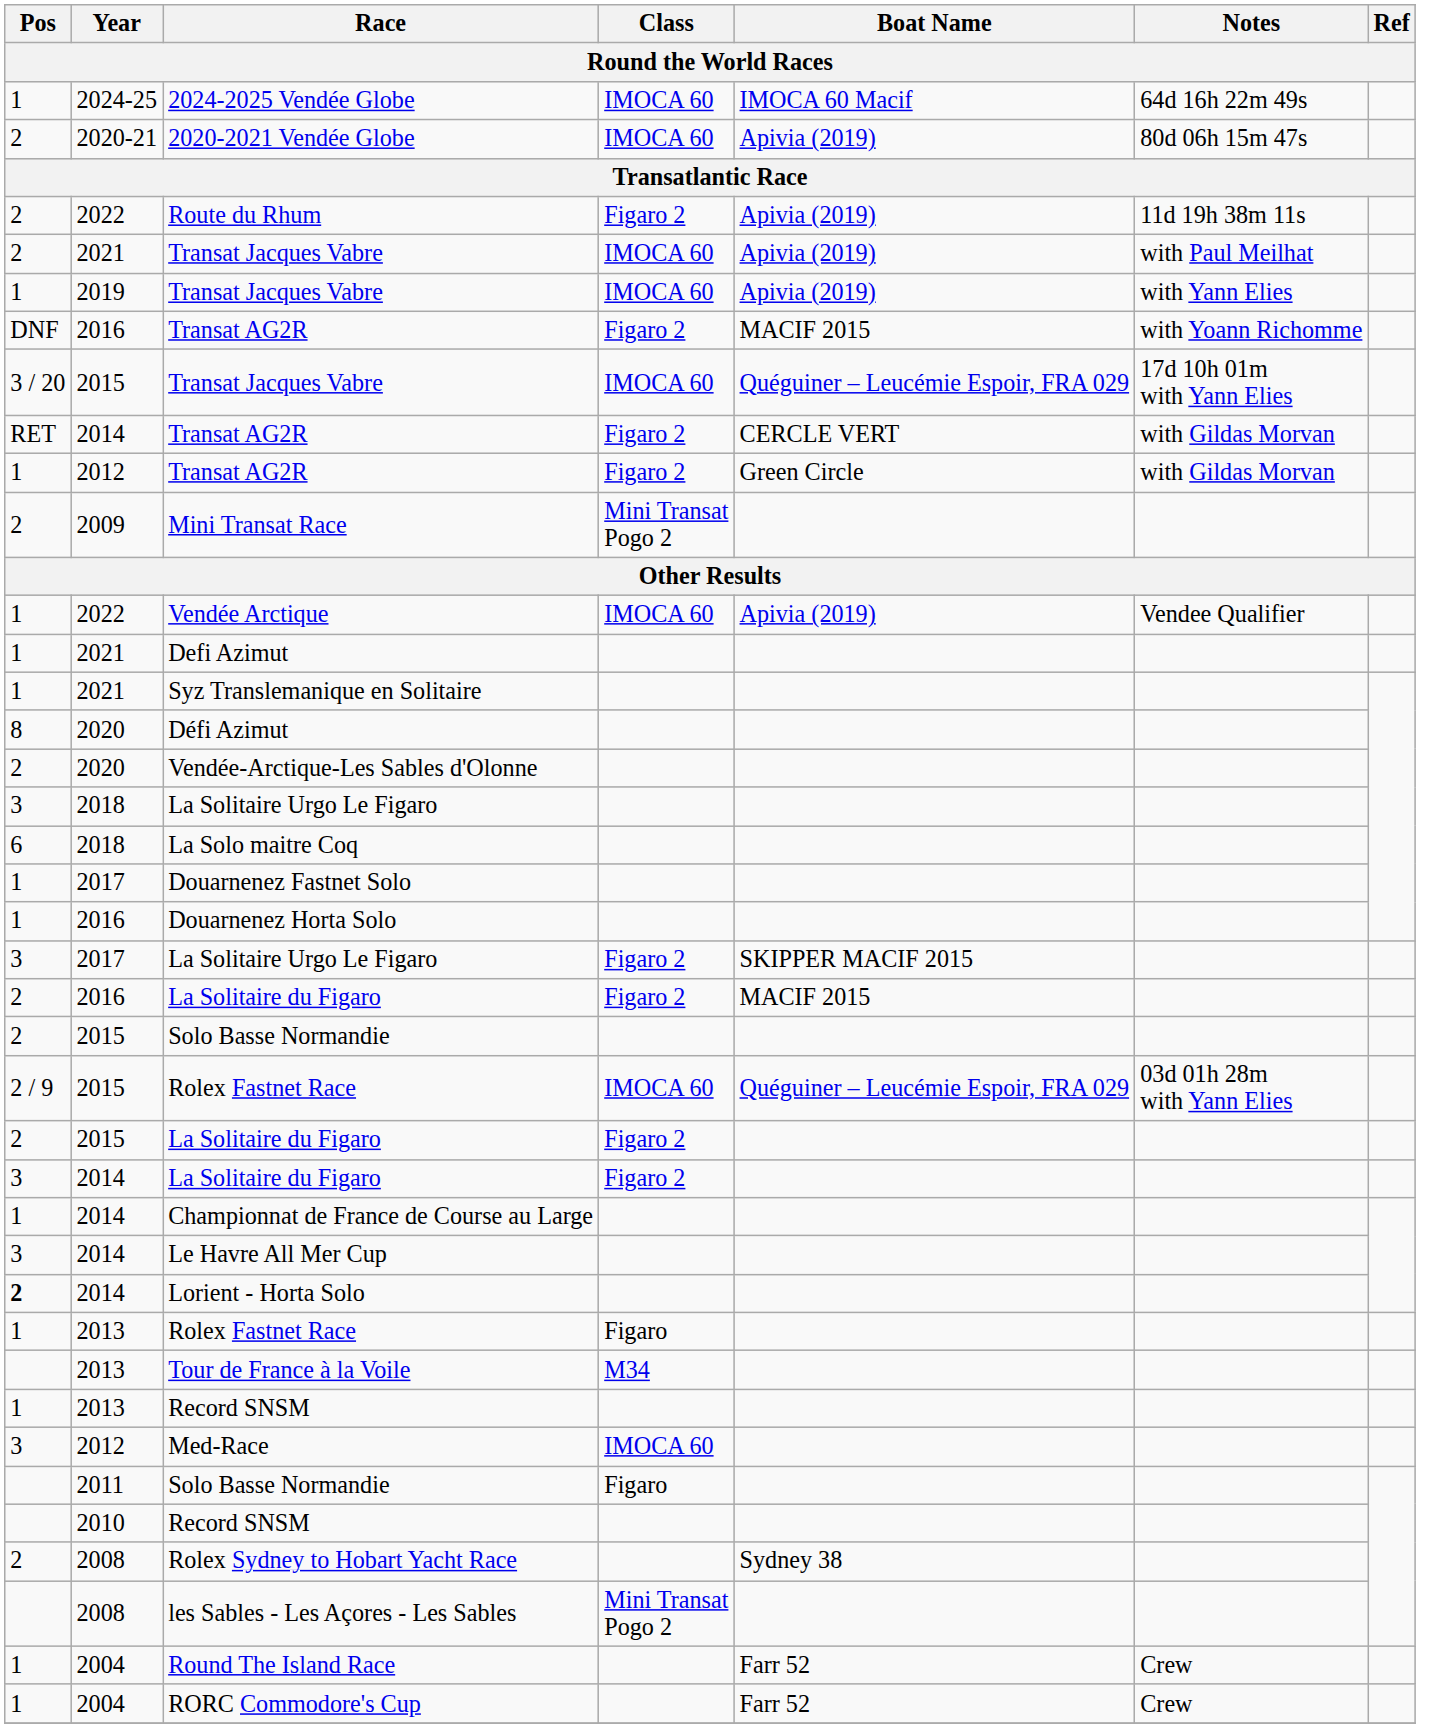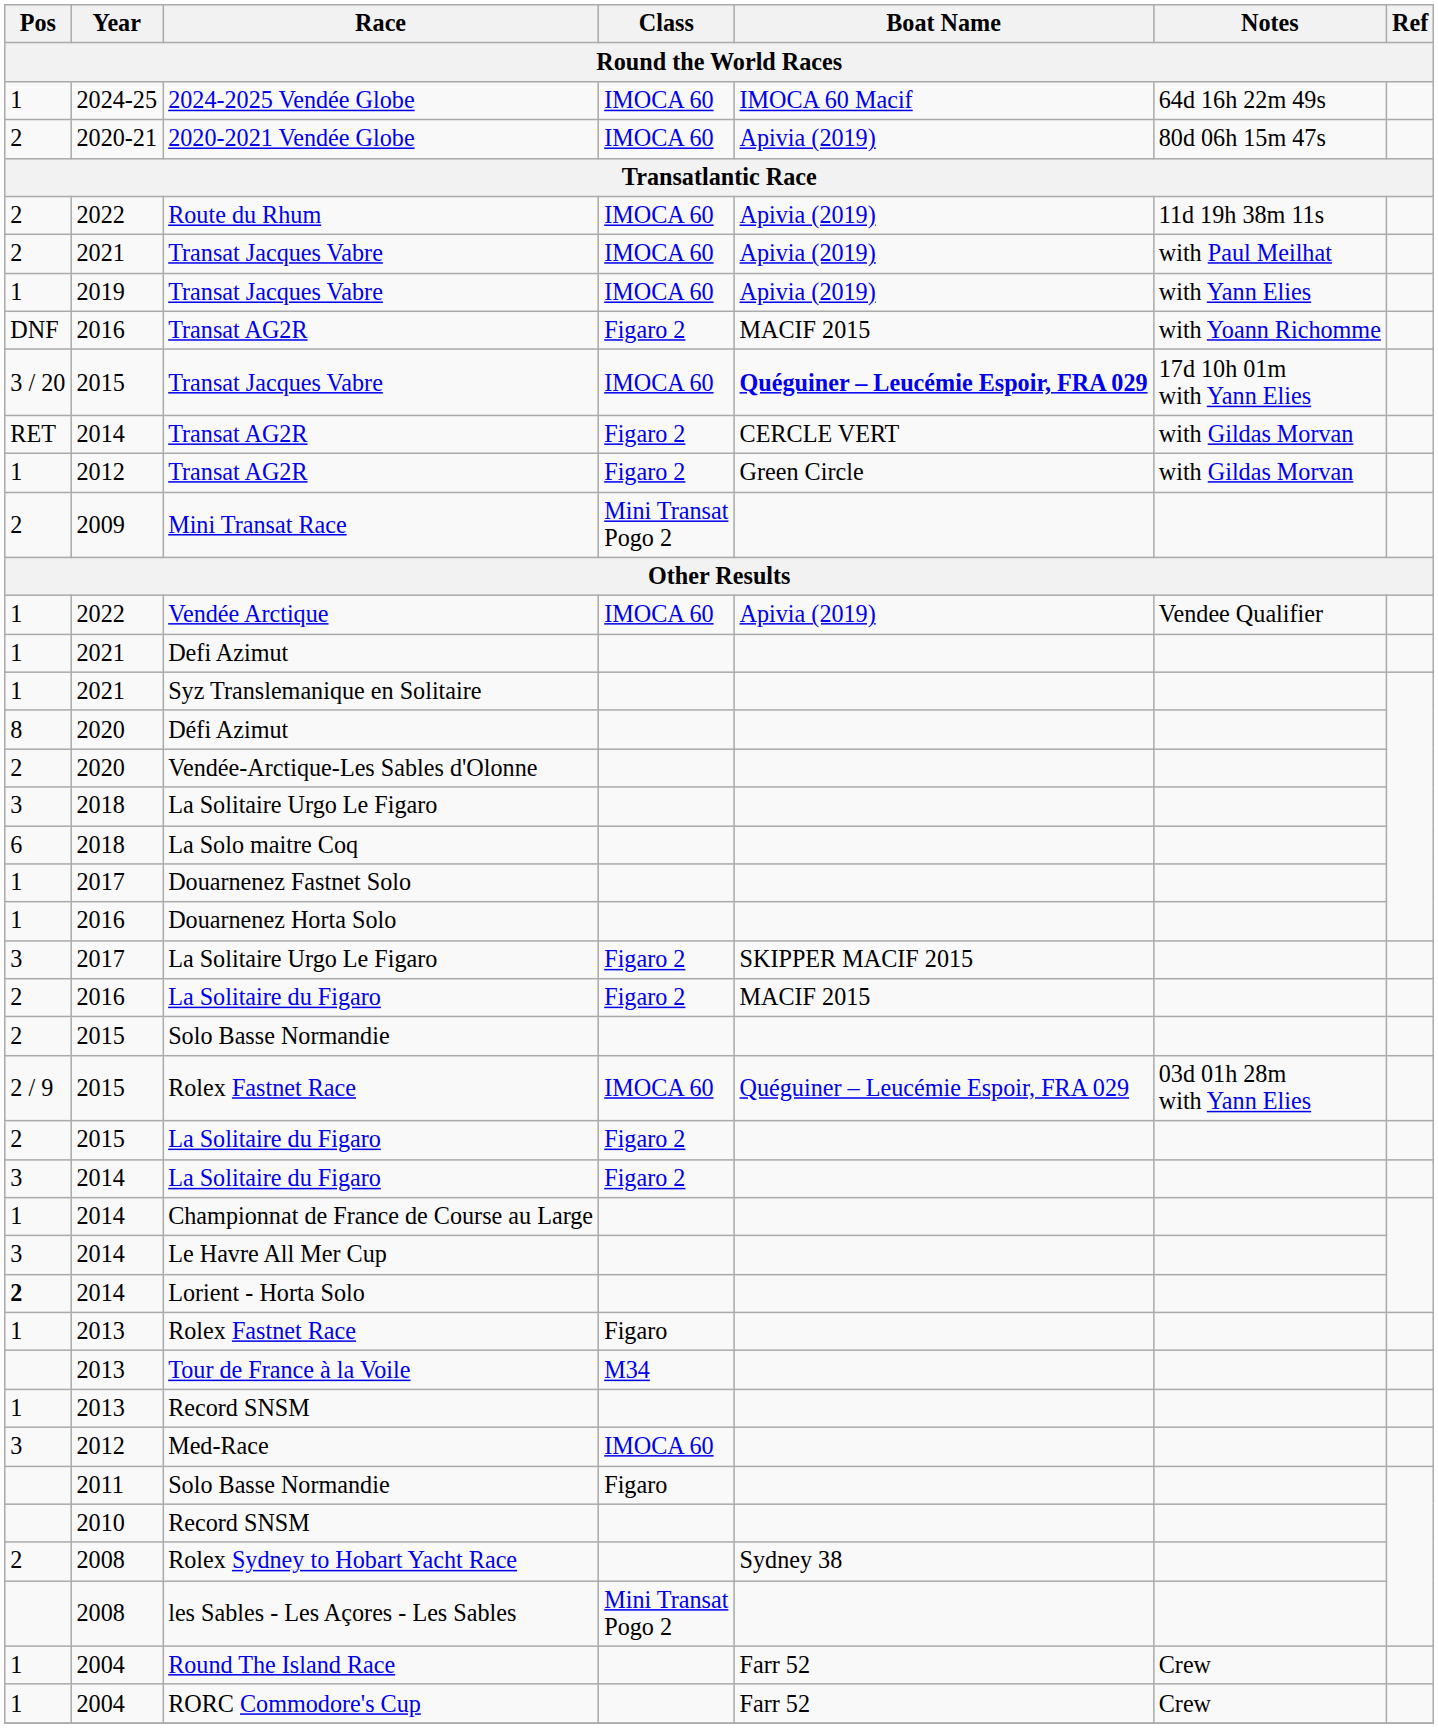(645, 215) Figaro 2 -> (659, 215) IMOCA 60
(934, 382) normal -> (944, 382) bold
